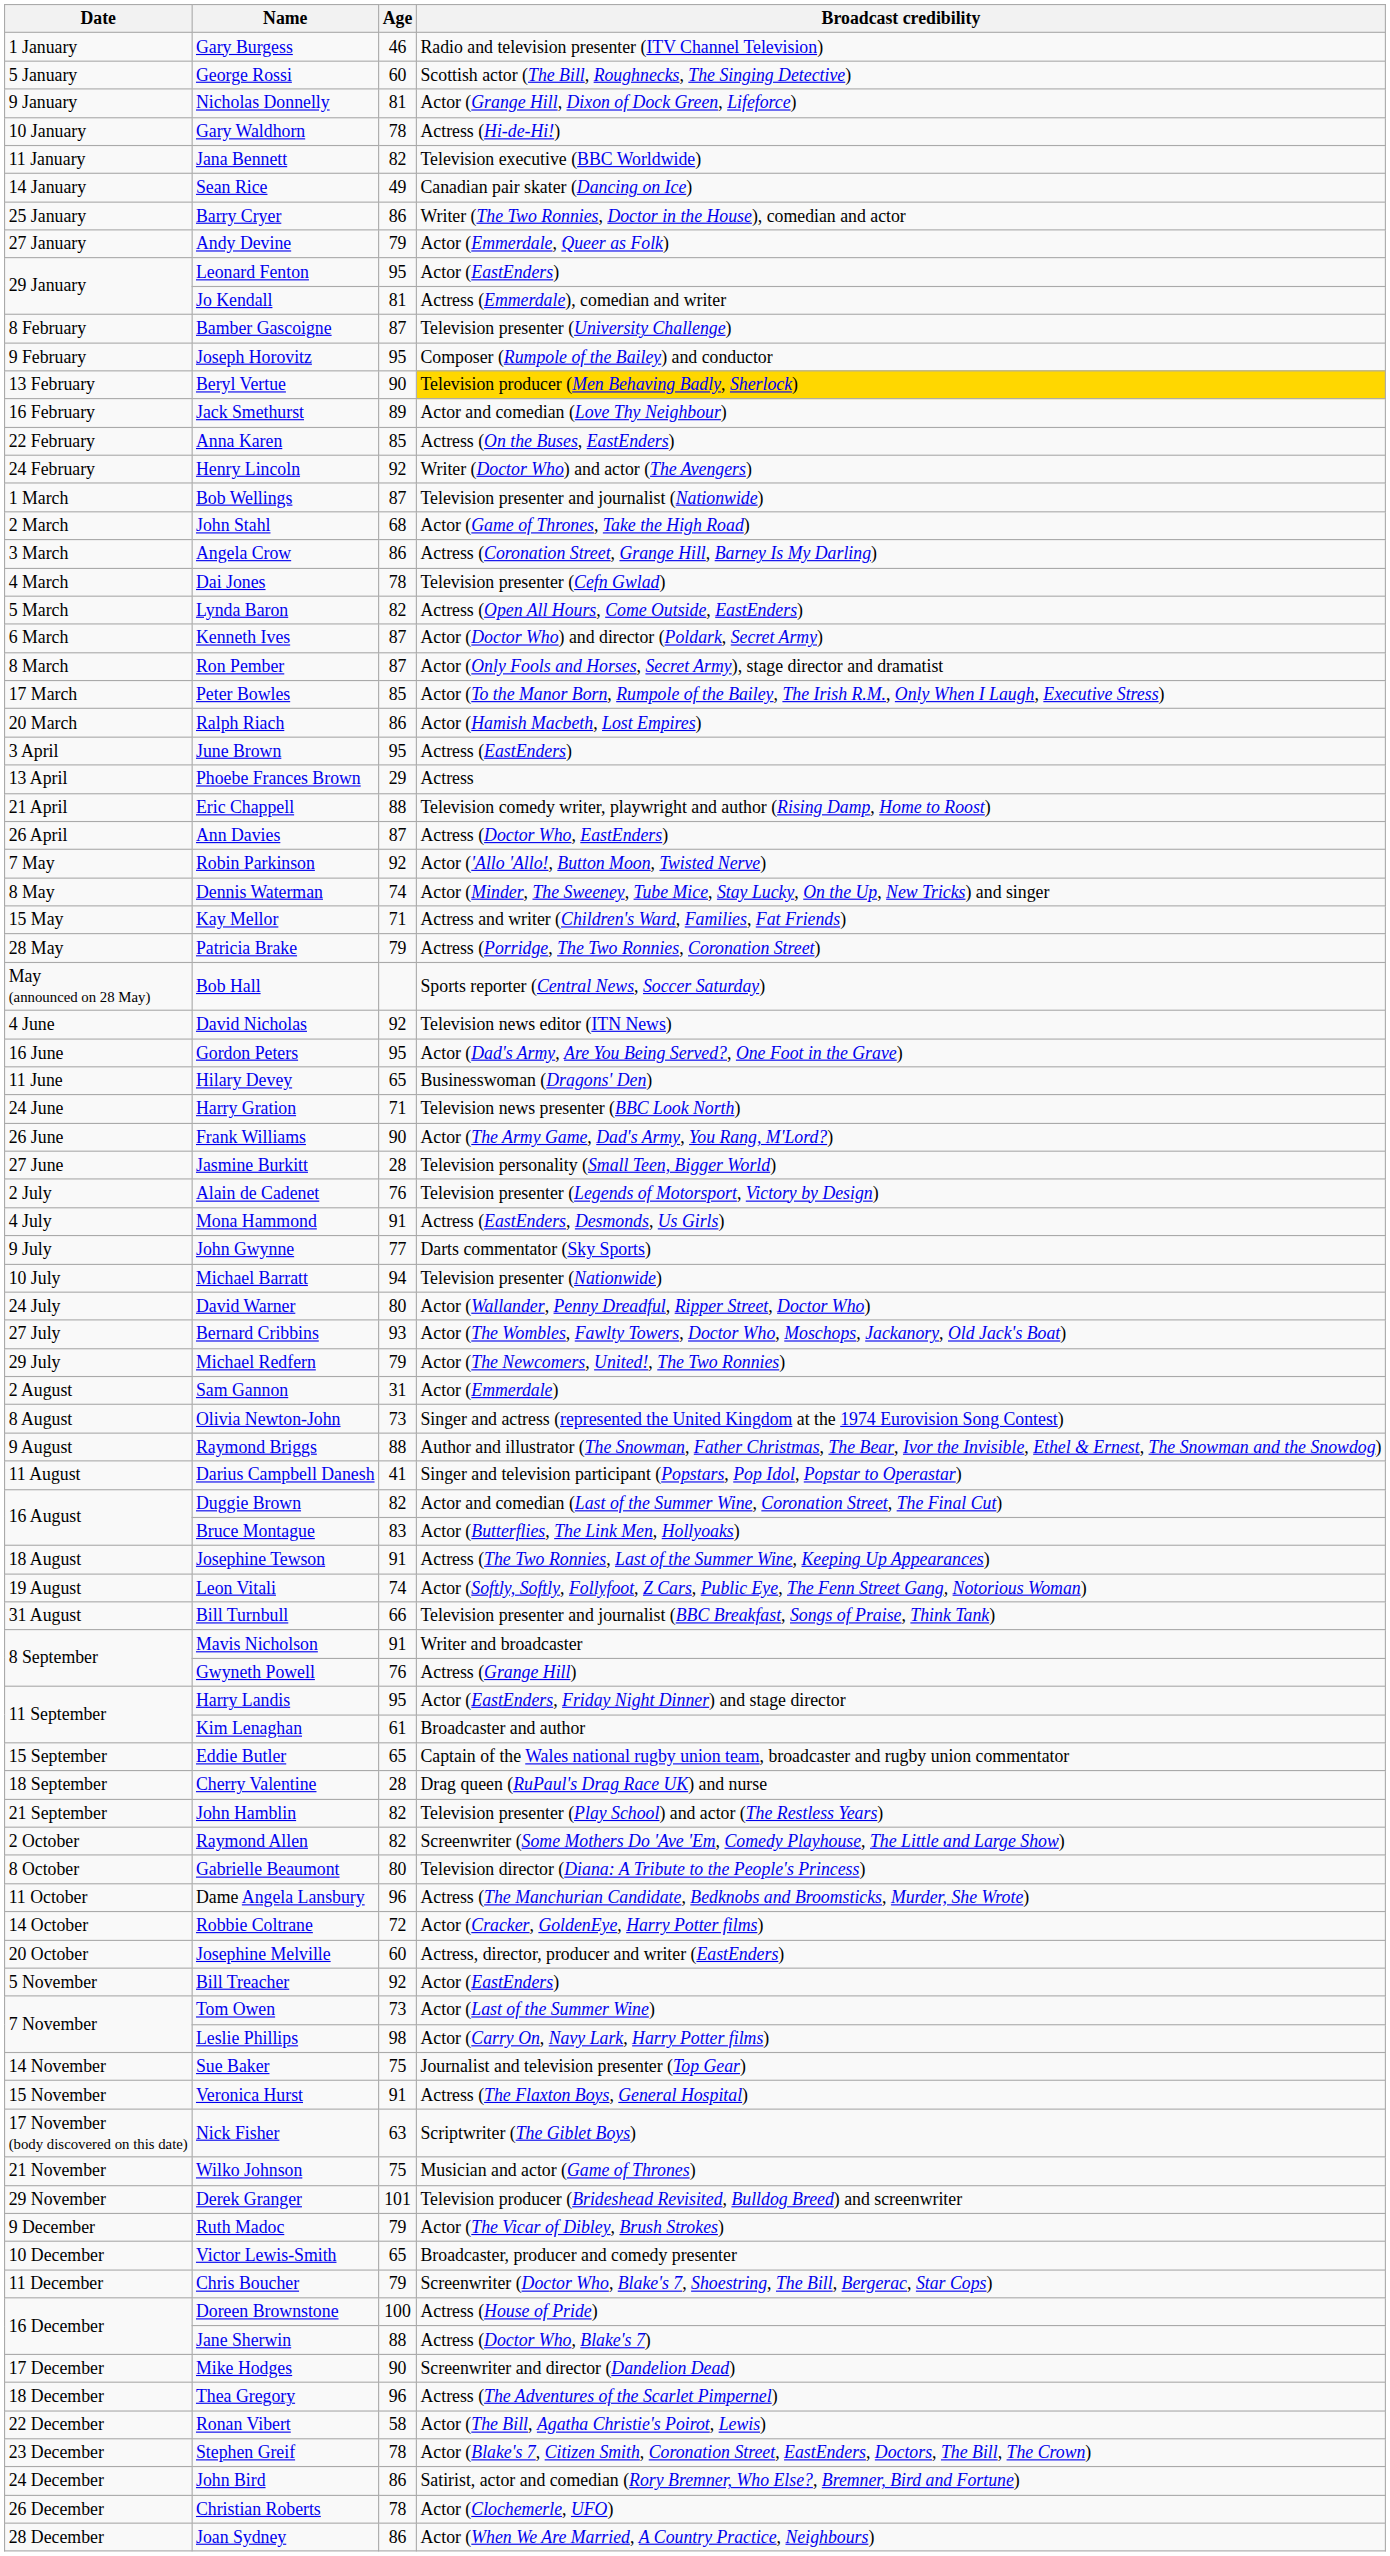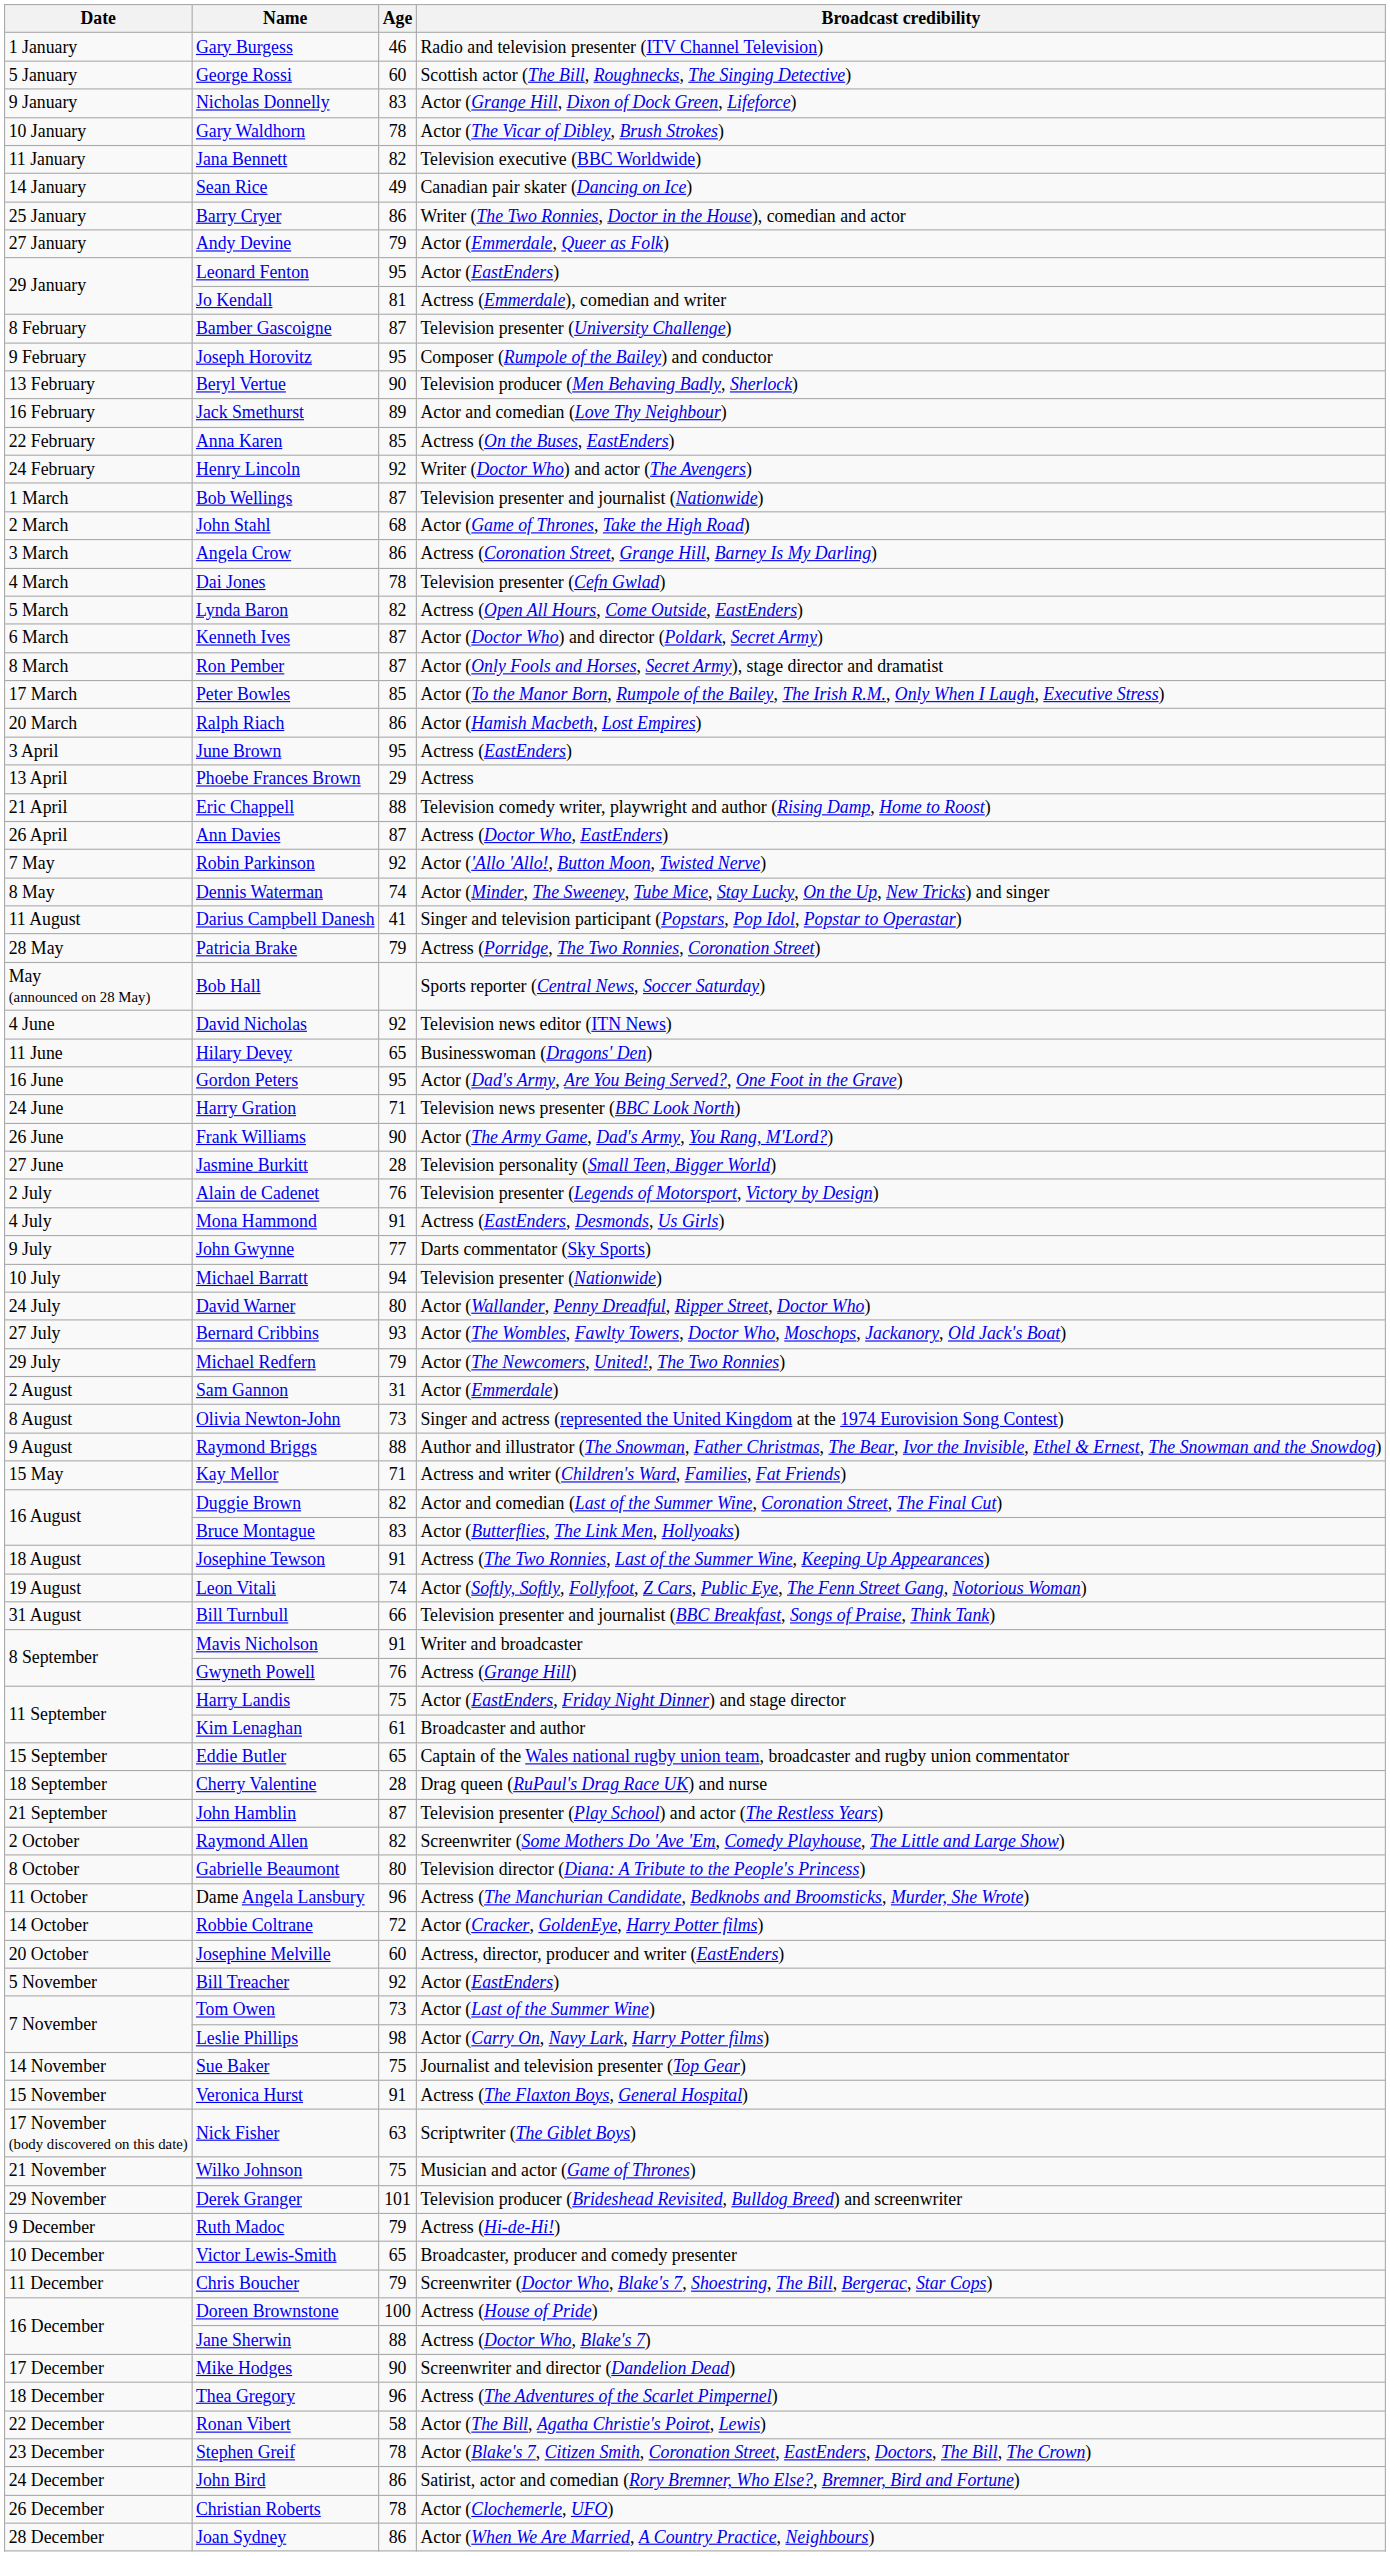(398, 103) 81 -> (398, 103) 83
(490, 131) Actress (Hi-de-Hi!) -> (572, 131) Actor (The Vicar of Dibley, Brush Strokes)
(609, 384) gold background -> (609, 384) no background
rows swapped: (237, 919) <-> (285, 1475)
rows swapped: (244, 1080) <-> (247, 1052)
(398, 1700) 95 -> (398, 1700) 75
(398, 1813) 82 -> (398, 1813) 87
(572, 2227) Actor (The Vicar of Dibley, Brush Strokes) -> (490, 2227) Actress (Hi-de-Hi!)
